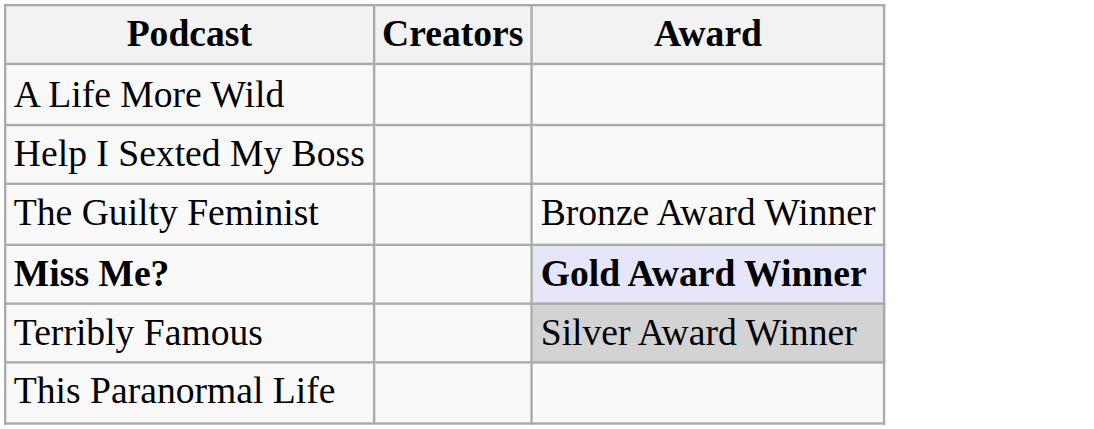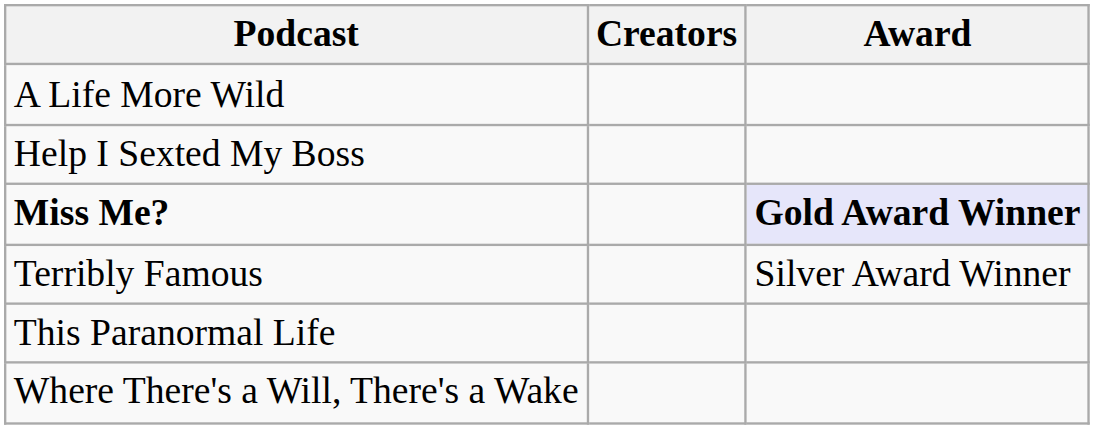- row: (166, 213)
(699, 332) lightgrey background -> (913, 272) no background
+ row: (296, 392)
